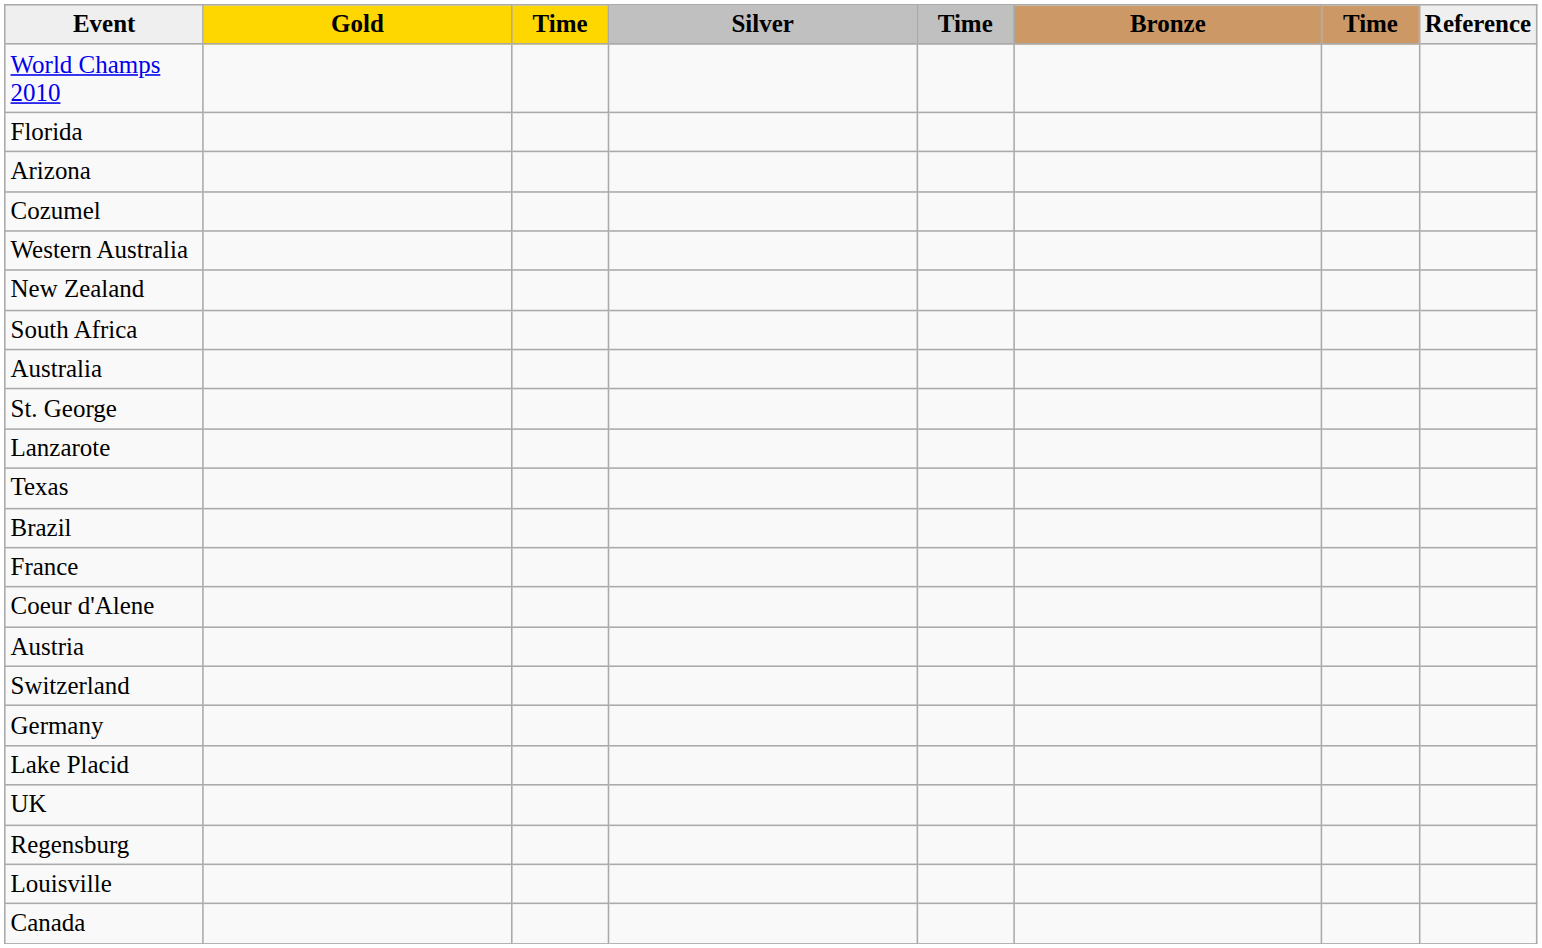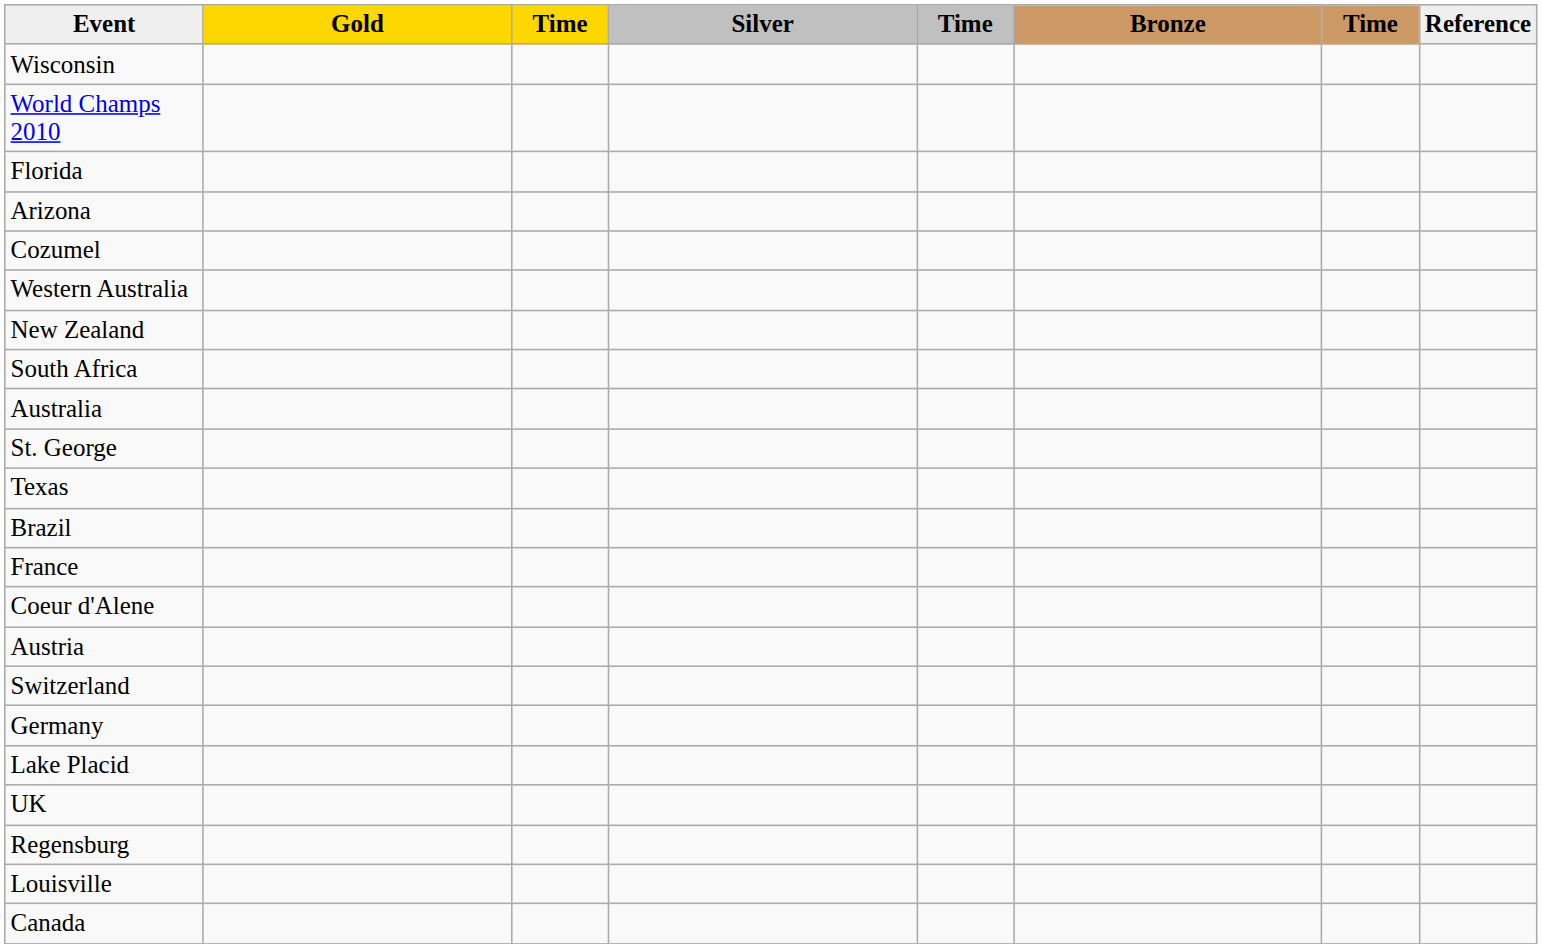+ row: (63, 63)
- row: (60, 448)
